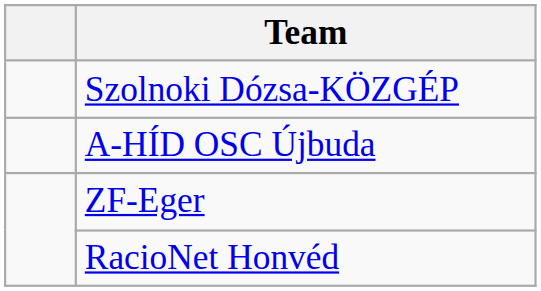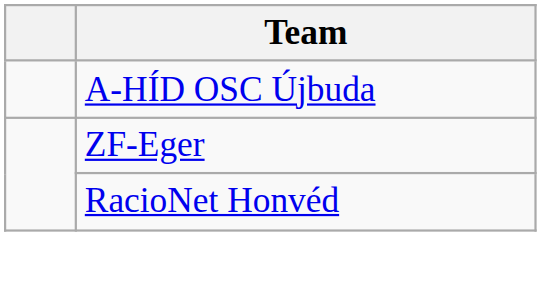- row: (272, 88)
